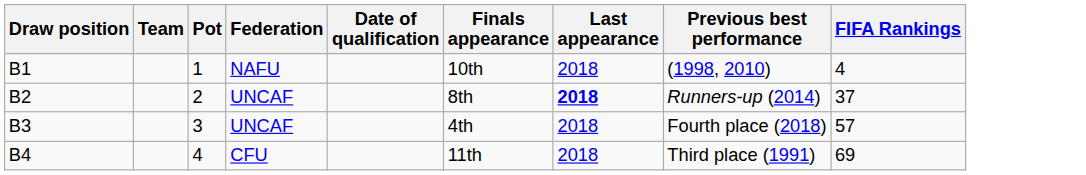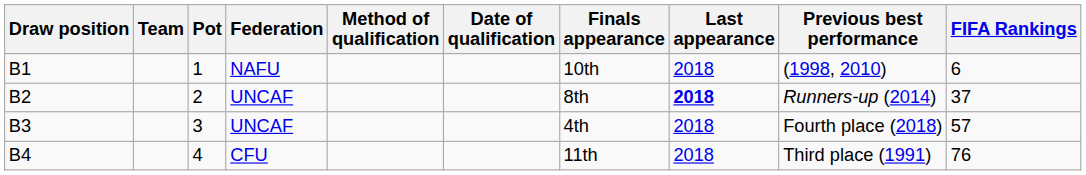+ column: (386, 29)
(840, 68) 4 -> (956, 68) 6
(845, 155) 69 -> (961, 155) 76
